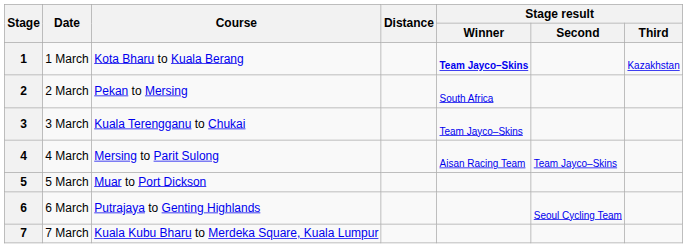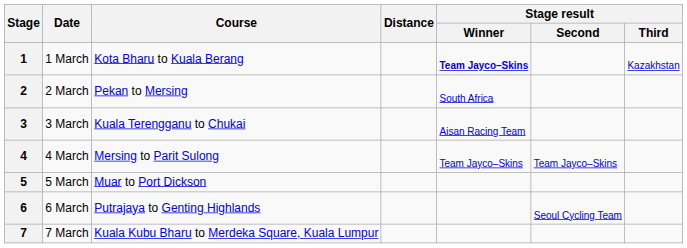(481, 131) Team Jayco–Skins -> (482, 131) Aisan Racing Team
(482, 163) Aisan Racing Team -> (481, 163) Team Jayco–Skins
